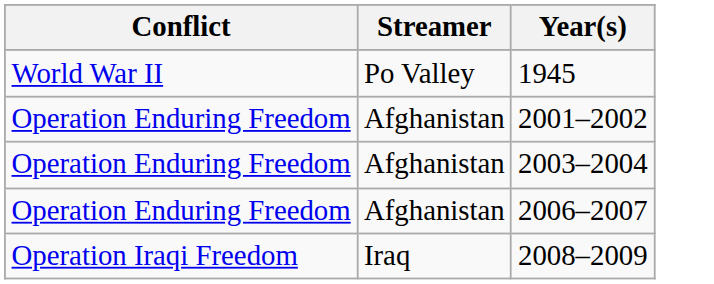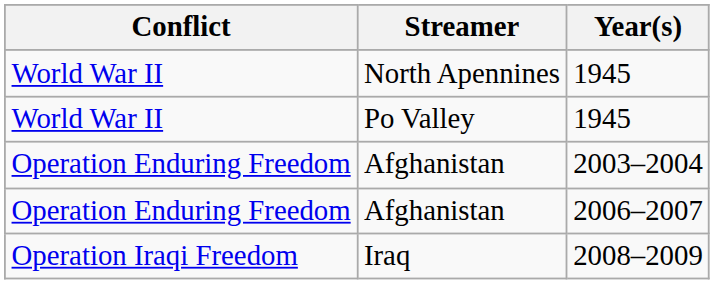+ row: (462, 73)
- row: (434, 118)
